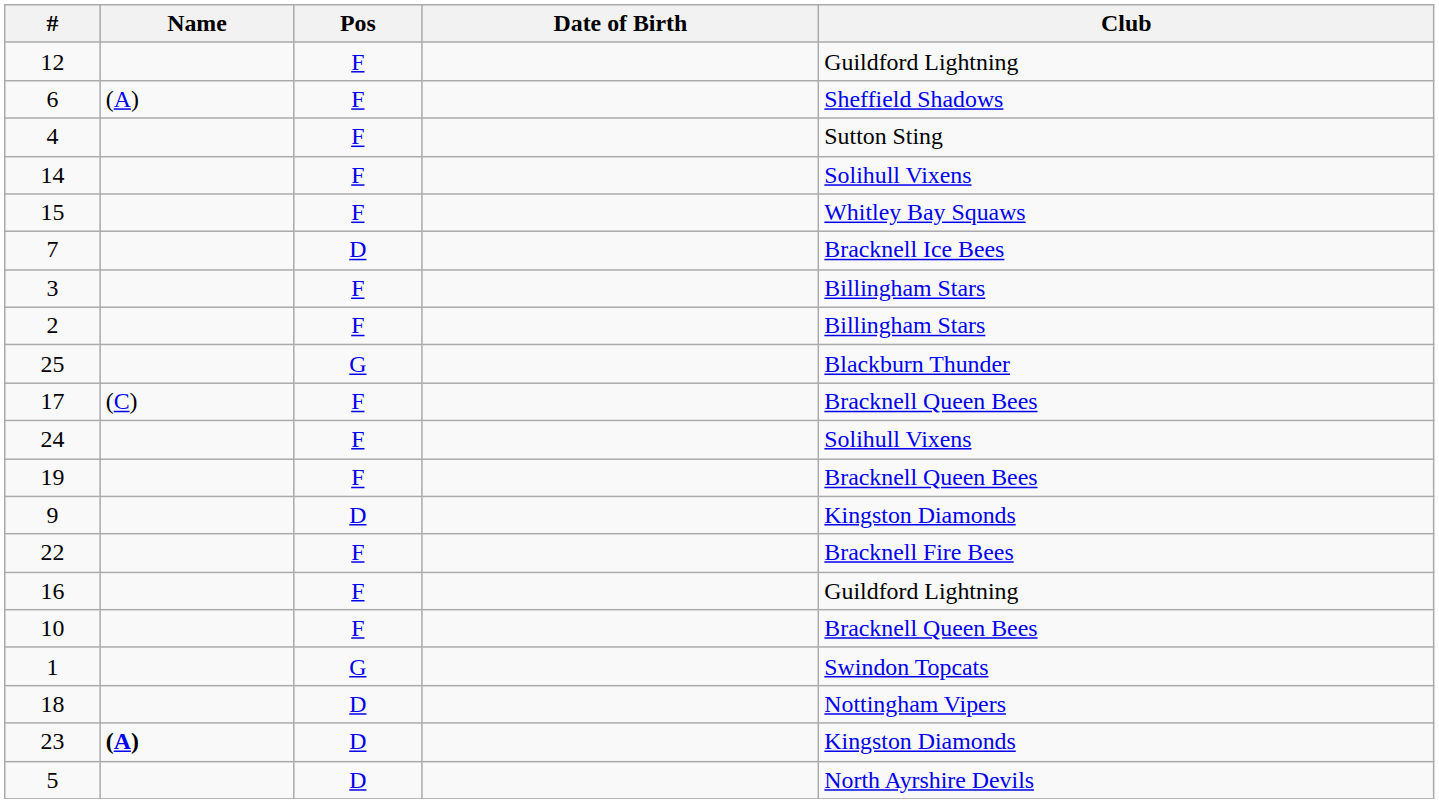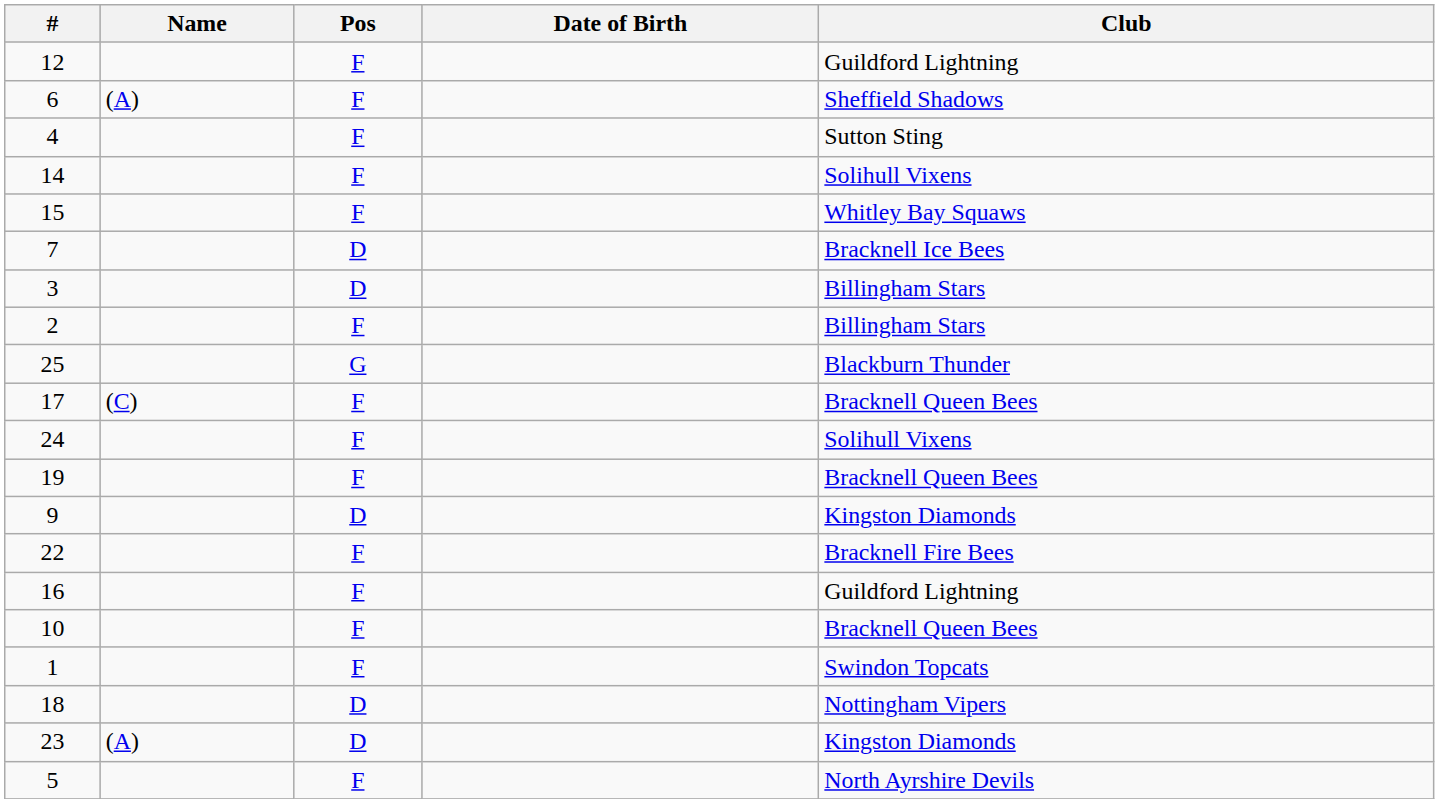(358, 288) F -> (358, 288) D
(358, 666) G -> (358, 666) F
(122, 741) bold -> (122, 741) normal
(358, 779) D -> (358, 779) F
